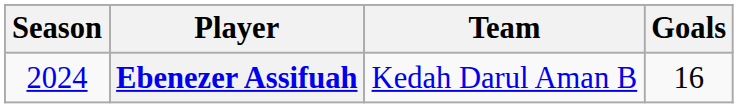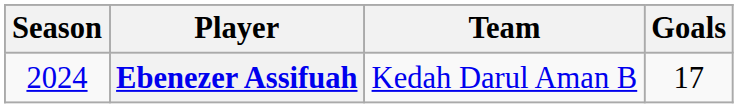(689, 77) 16 -> (689, 77) 17
